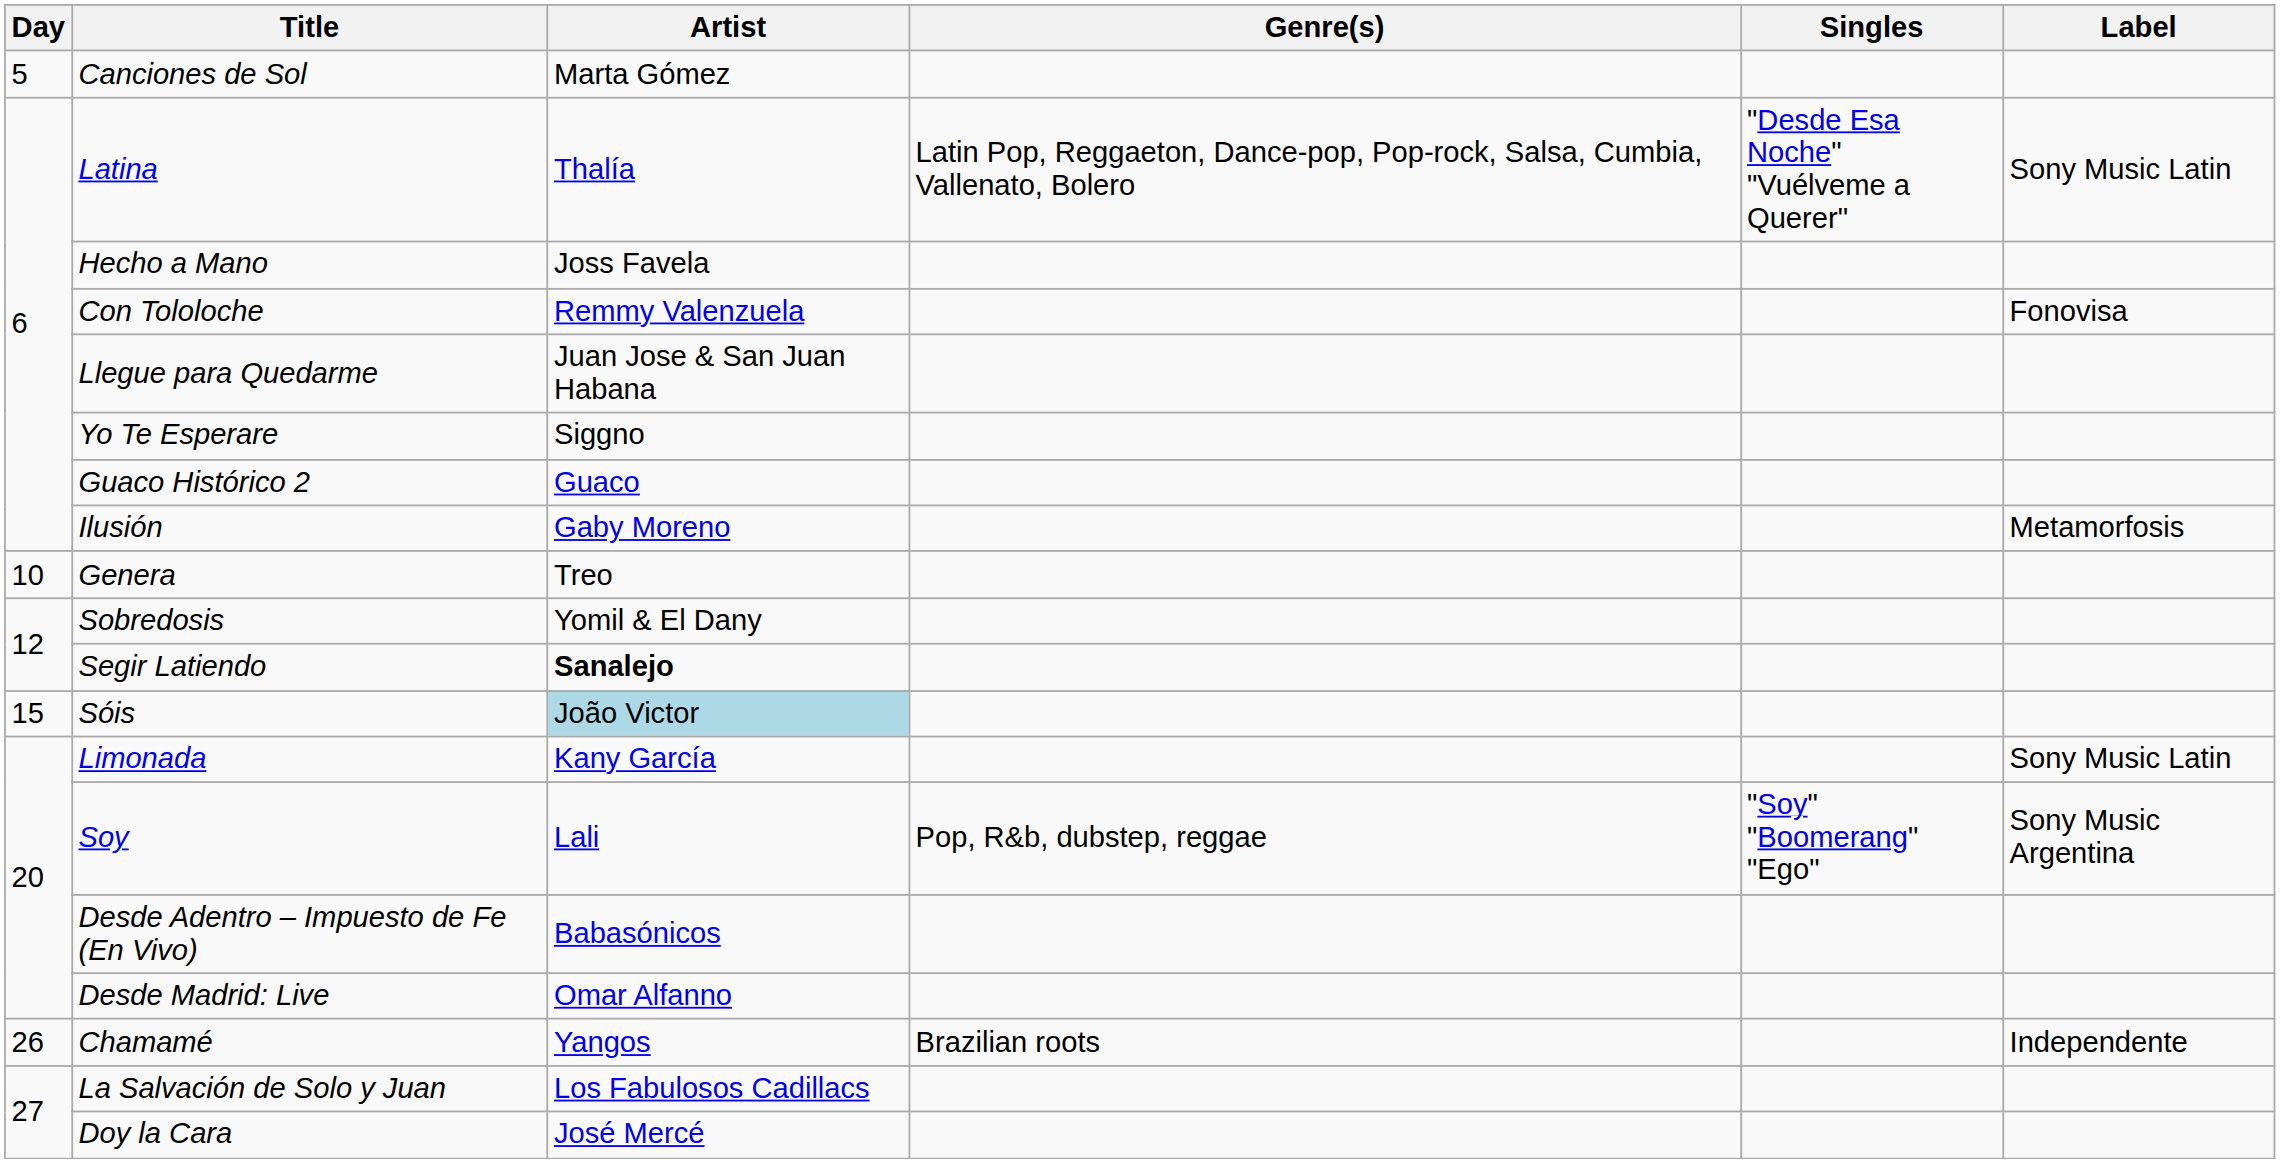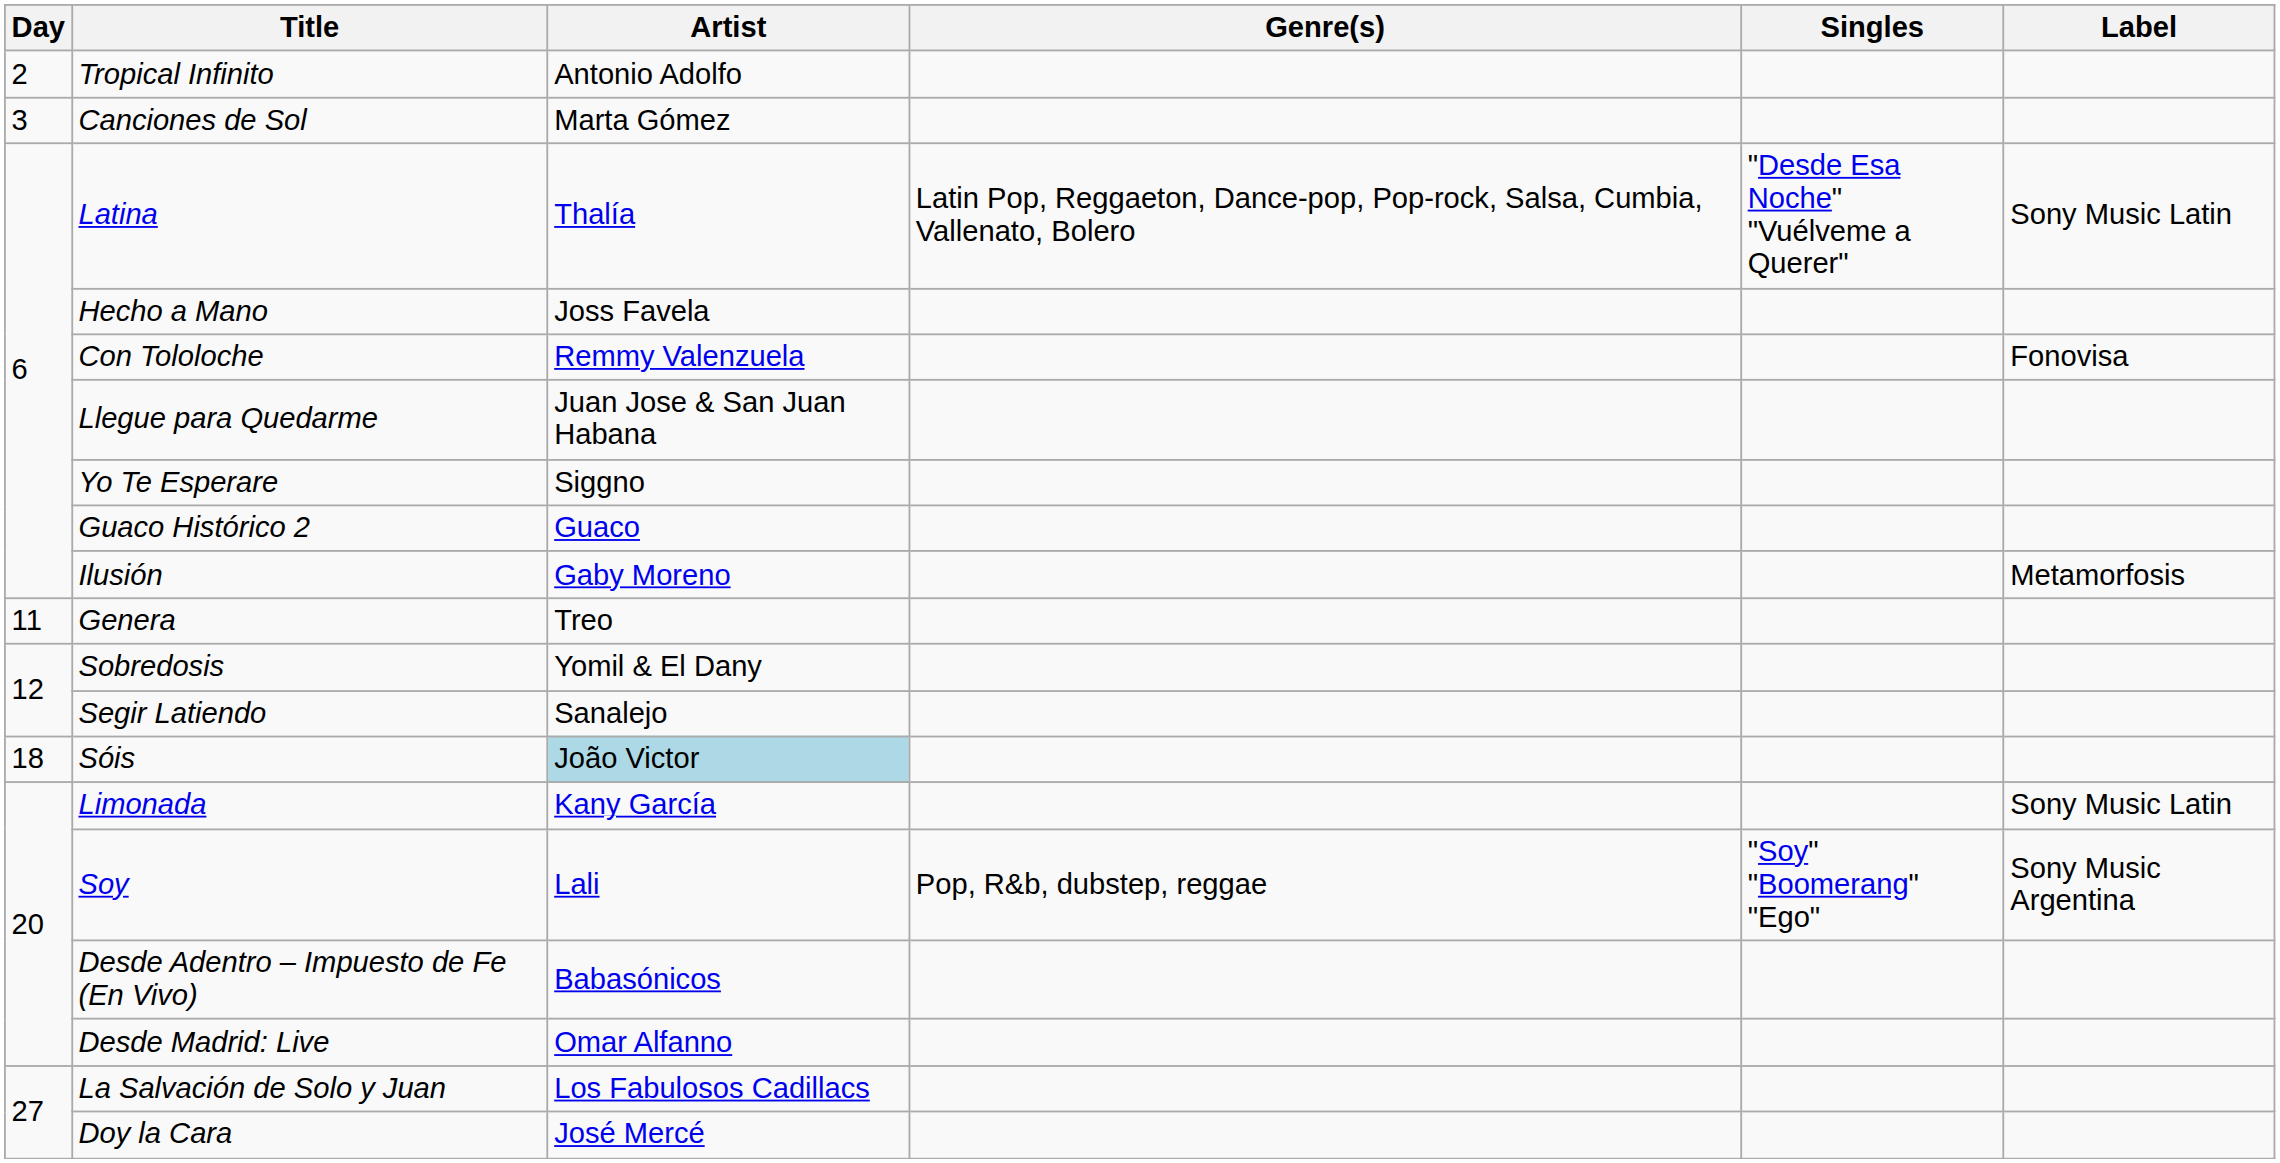+ row: (176, 73)
(20, 73) 5 -> (20, 119) 3
(28, 574) 10 -> (27, 620) 11
(614, 666) bold -> (611, 712) normal
(28, 712) 15 -> (28, 759) 18
- row: (146, 1042)
